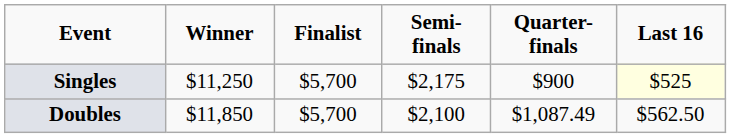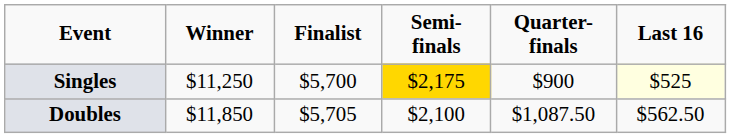(436, 81) no background -> (436, 81) gold background
(328, 115) $5,700 -> (328, 115) $5,705
(553, 115) $1,087.49 -> (553, 115) $1,087.50
